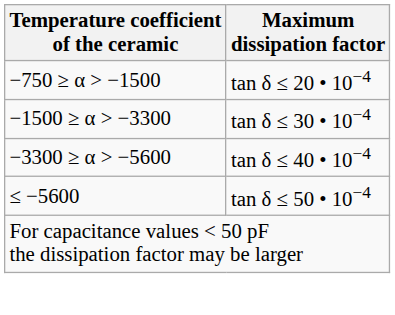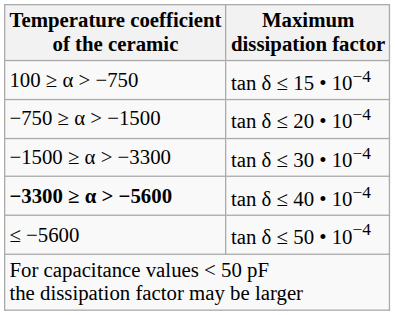+ row: (301, 80)
(90, 157) normal -> (91, 196) bold
